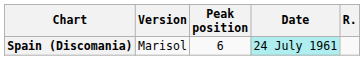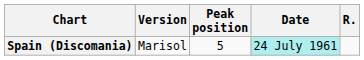(220, 46) 6 -> (220, 46) 5
